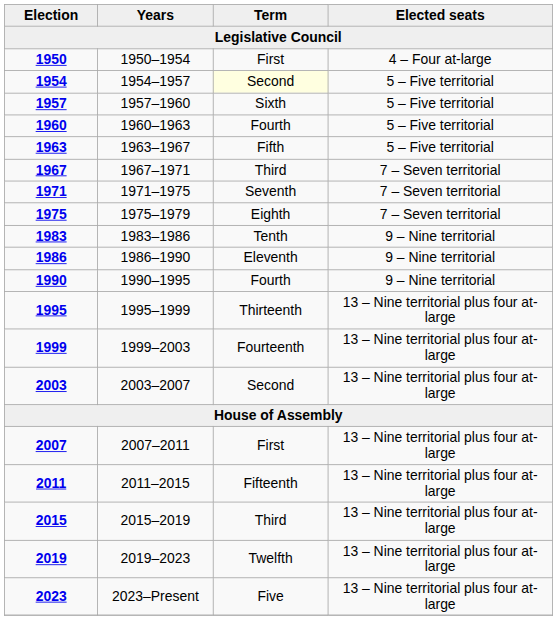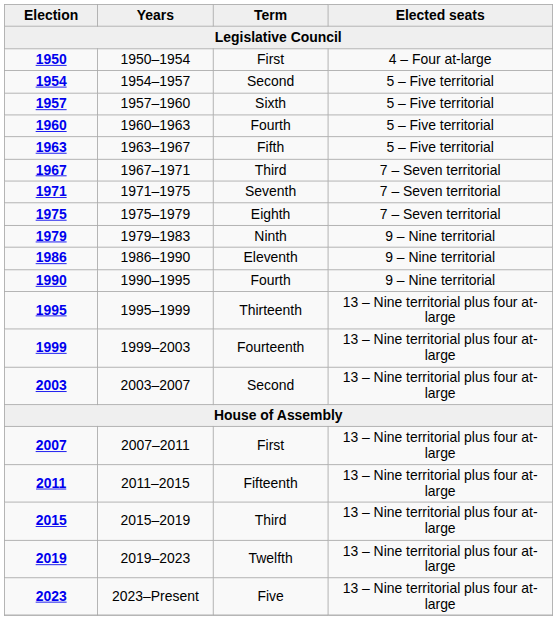(271, 81) lightyellow background -> (271, 81) no background
+ row: (51, 236)
- row: (51, 236)
